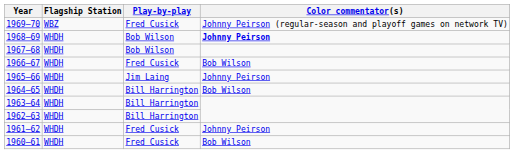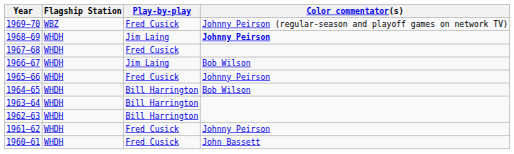(150, 37) Bob Wilson -> (147, 37) Jim Laing
(150, 50) Bob Wilson -> (152, 50) Fred Cusick
(152, 63) Fred Cusick -> (147, 63) Jim Laing
(147, 77) Jim Laing -> (152, 77) Fred Cusick
(226, 142) Bob Wilson -> (231, 142) John Bassett
